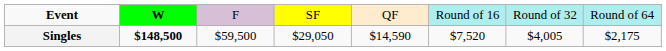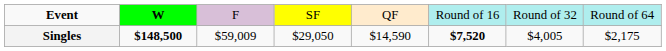(236, 36) $59,500 -> (236, 36) $59,009
(468, 36) normal -> (468, 36) bold
